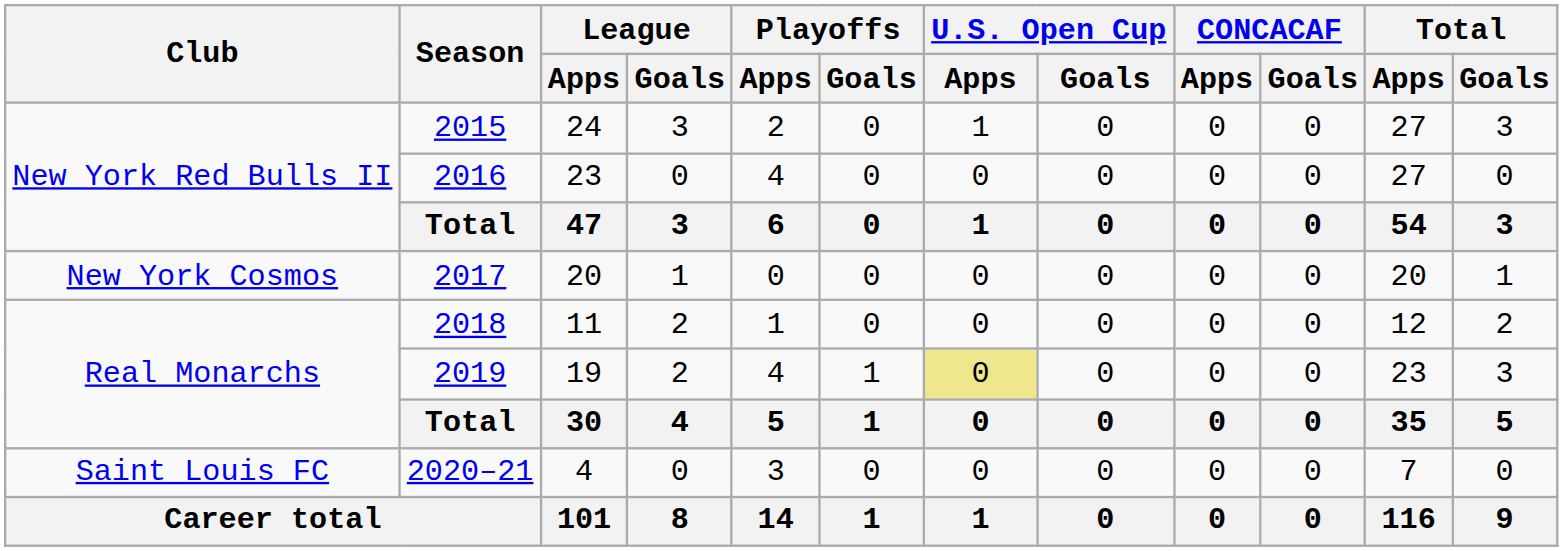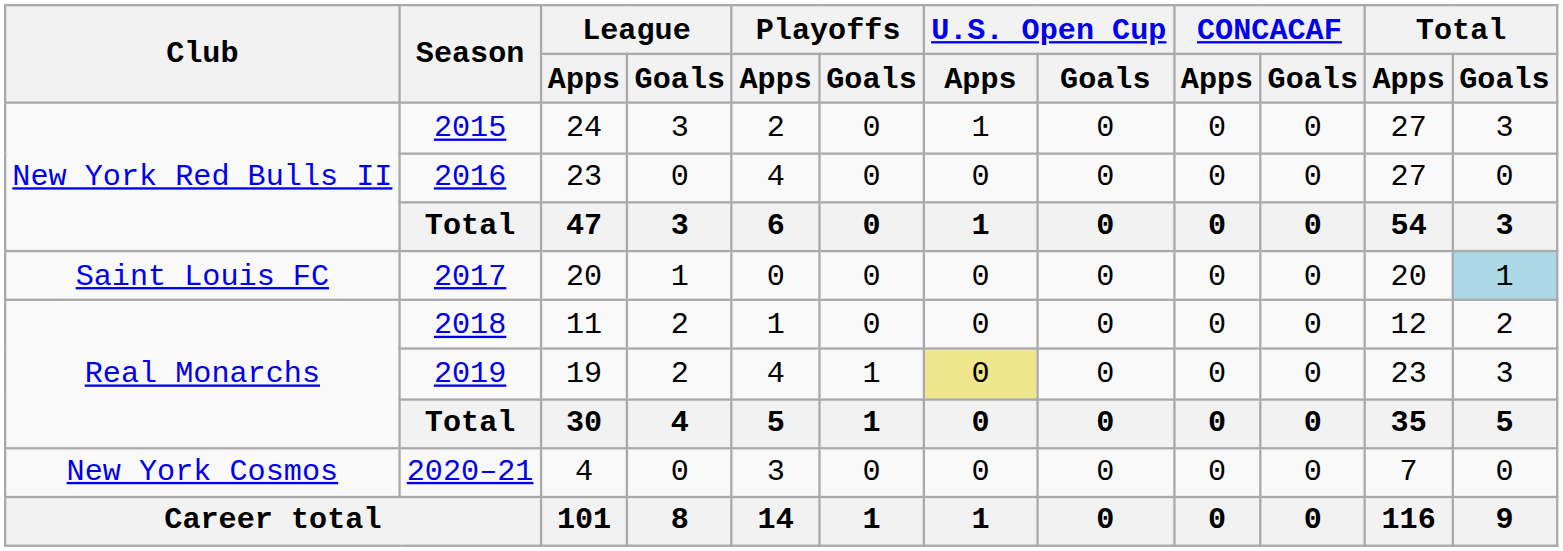(202, 276) New York Cosmos -> (202, 276) Saint Louis FC
(1504, 276) no background -> (1504, 276) lightblue background
(202, 472) Saint Louis FC -> (202, 472) New York Cosmos
